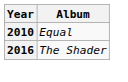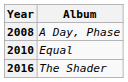+ row: (21, 32)
